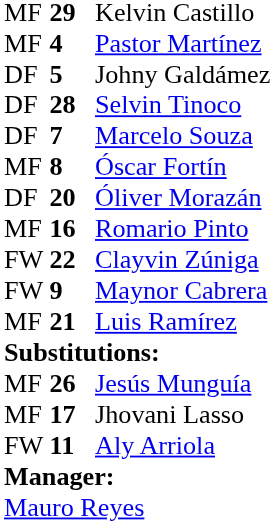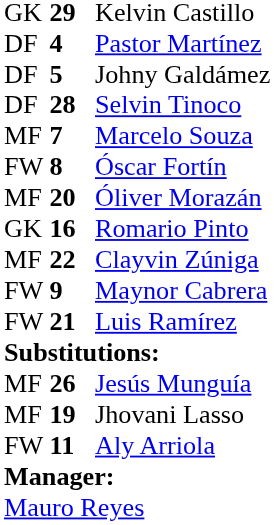(23, 12) MF -> (23, 12) GK
(23, 42) MF -> (21, 42) DF
(21, 135) DF -> (23, 135) MF
(23, 166) MF -> (24, 166) FW
(21, 197) DF -> (23, 197) MF
(23, 228) MF -> (23, 228) GK
(24, 259) FW -> (23, 259) MF
(23, 321) MF -> (24, 321) FW
(63, 414) 17 -> (63, 414) 19
